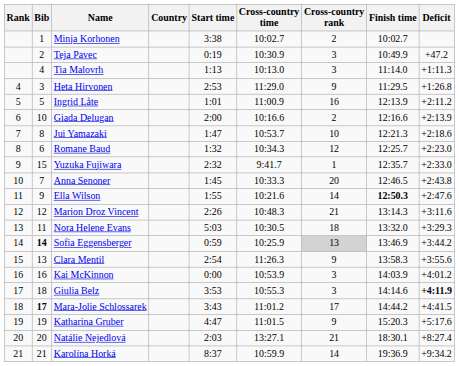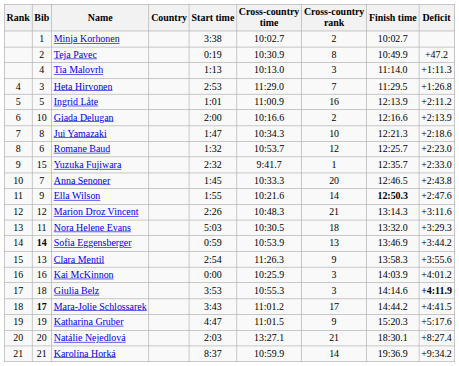(334, 54) 3 -> (334, 54) 8
(334, 86) 9 -> (334, 86) 7
(269, 133) 10:53.7 -> (269, 133) 10:34.3
(269, 149) 10:34.3 -> (269, 149) 10:53.7
(269, 243) 10:25.9 -> (269, 243) 10:53.9
(334, 243) lightgrey background -> (334, 243) no background
(269, 275) 10:53.9 -> (269, 275) 10:25.9
